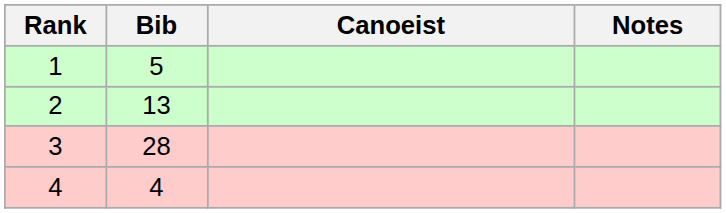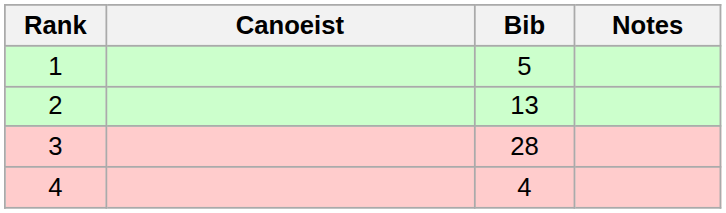columns swapped: (156, 26) <-> (391, 26)
